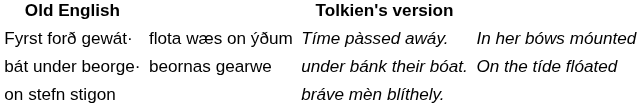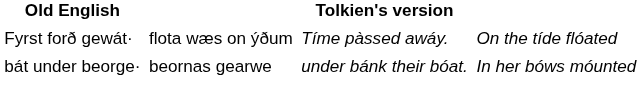(556, 38) In her bóws móunted -> (547, 38) On the tíde flóated
(547, 66) On the tíde flóated -> (556, 66) In her bóws móunted
- row: (60, 94)
